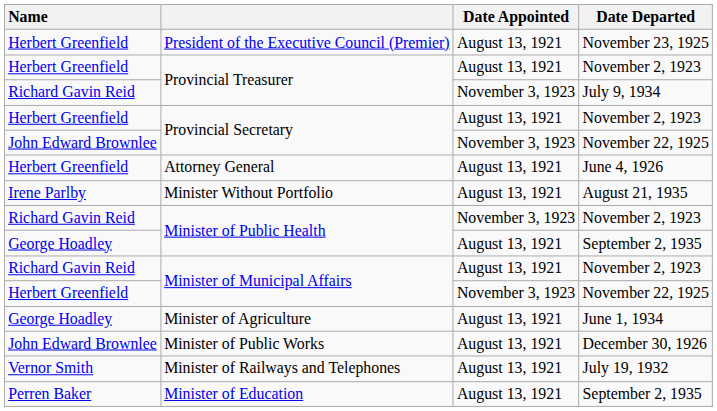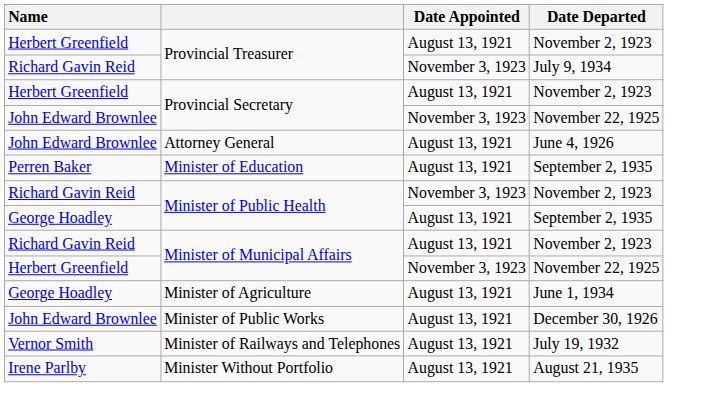- row: (307, 42)
(68, 167) Herbert Greenfield -> (82, 142) John Edward Brownlee
rows swapped: (234, 393) <-> (249, 192)
